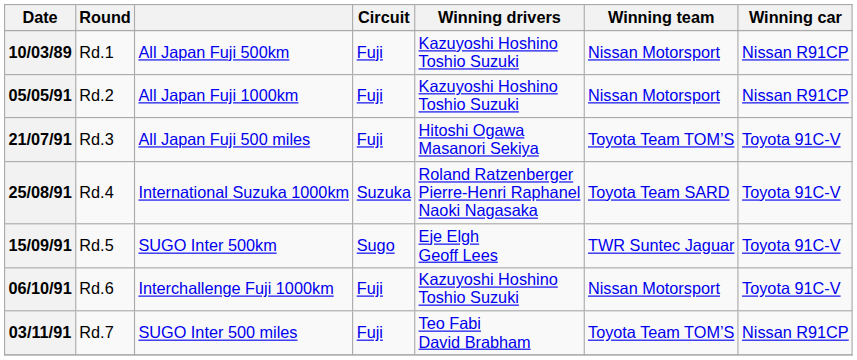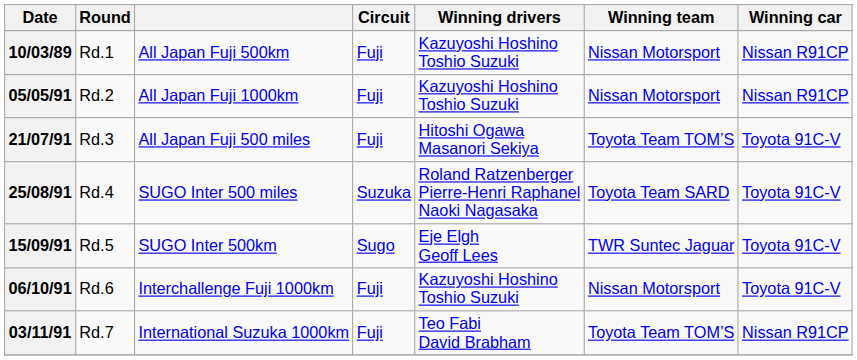(244, 193) International Suzuka 1000km -> (218, 193) SUGO Inter 500 miles
(218, 333) SUGO Inter 500 miles -> (244, 333) International Suzuka 1000km
